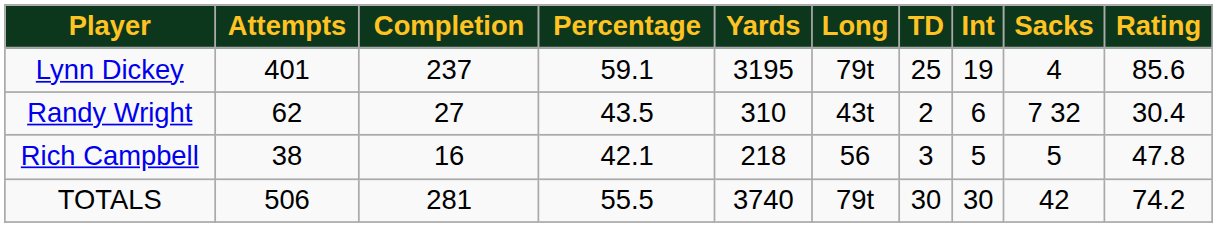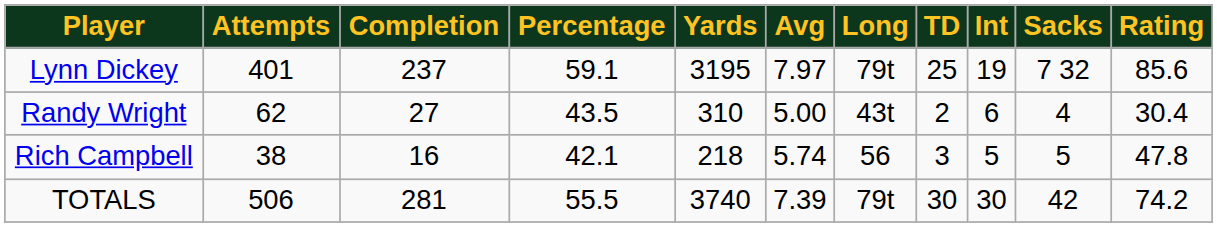+ column: (800, 26)
(1054, 69) 4 -> (1063, 69) 7 32
(1054, 112) 7 32 -> (1063, 112) 4
